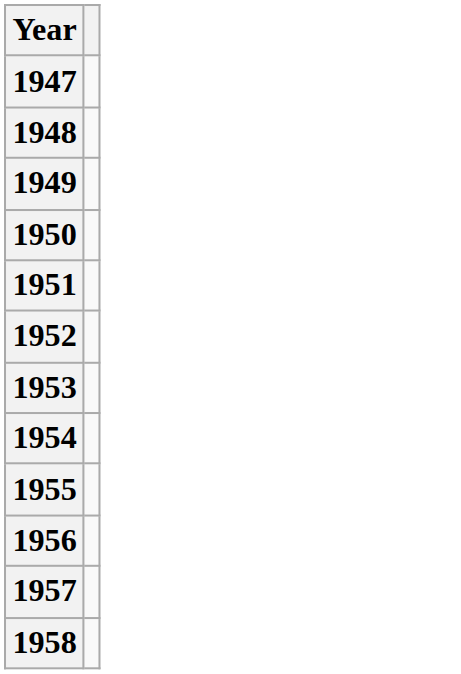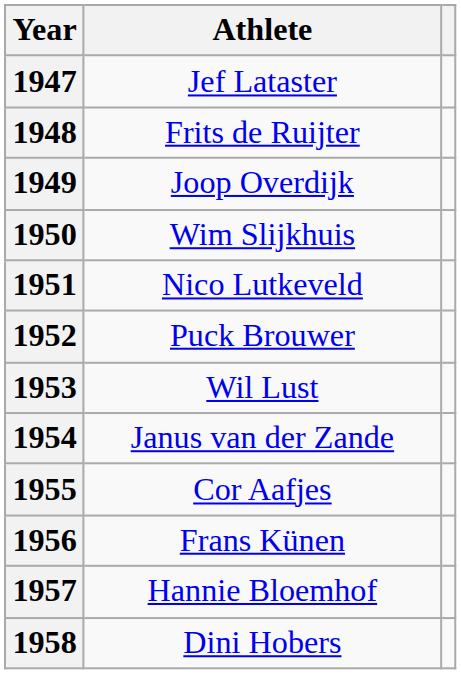+ column: (262, 30)
